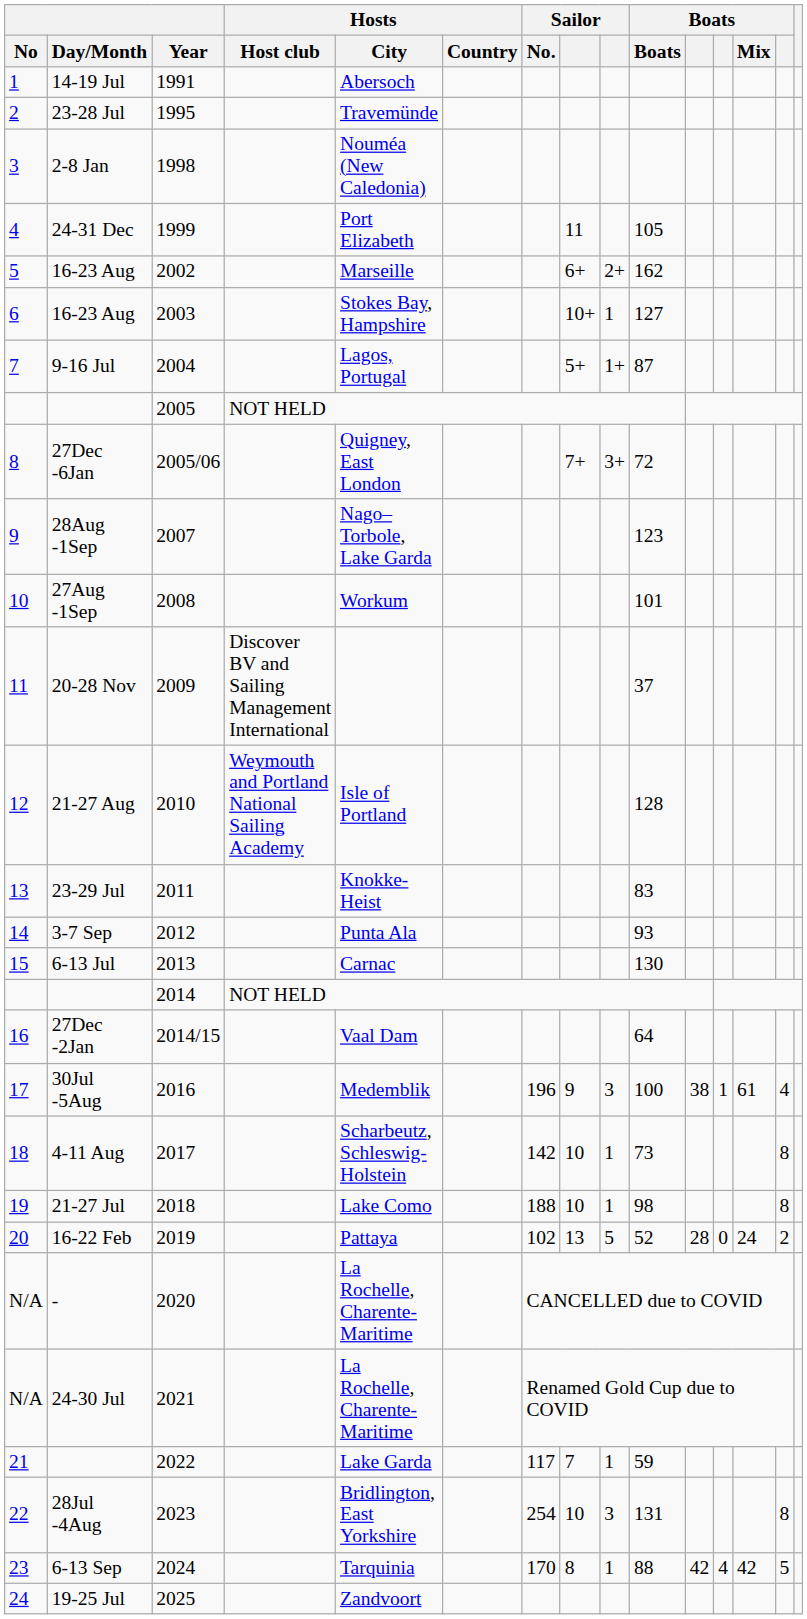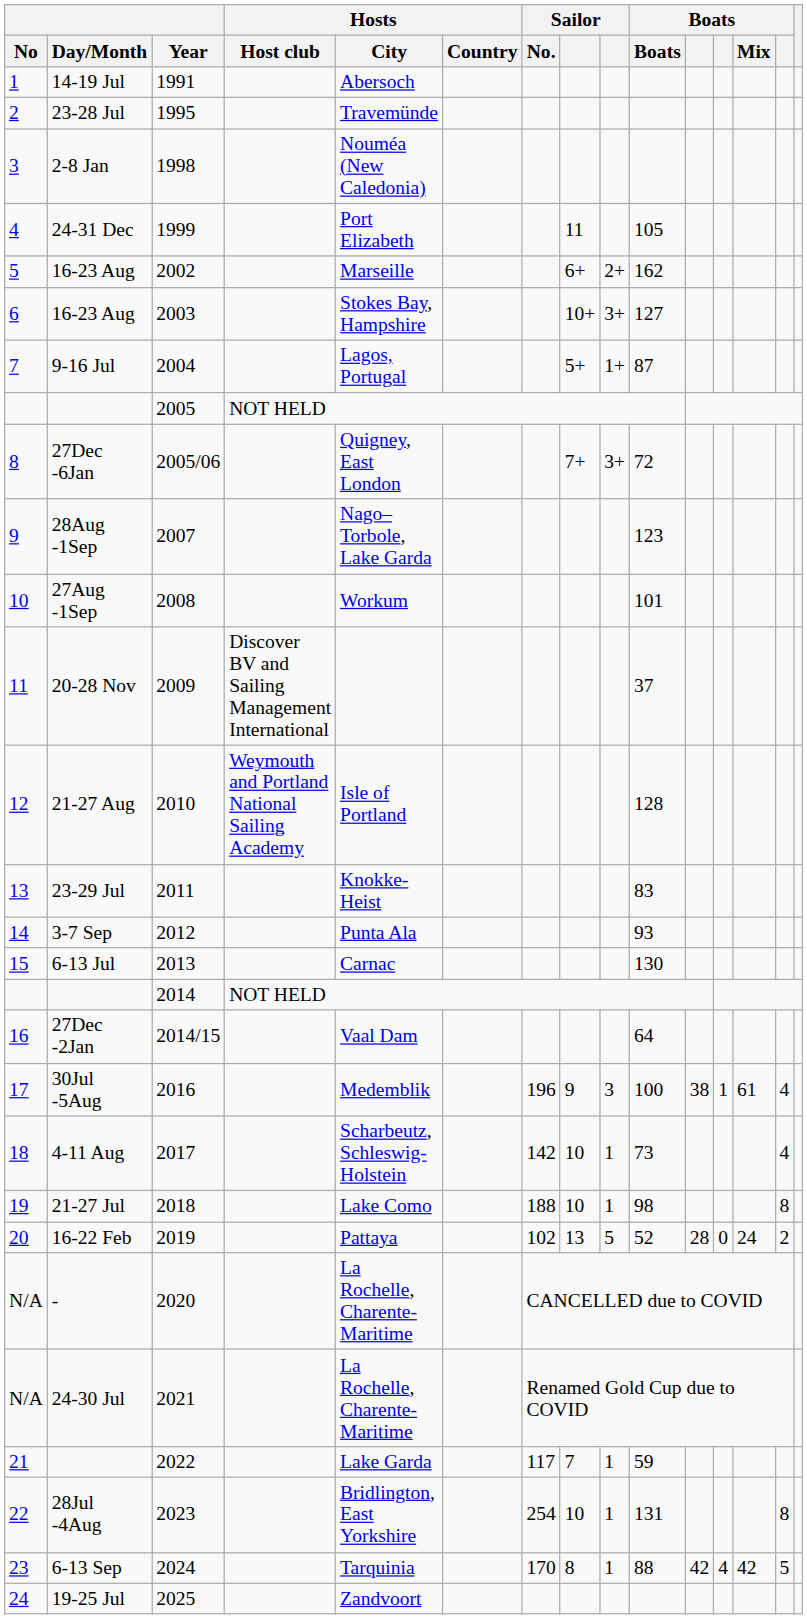(609, 313) 1 -> (615, 313) 3+
(784, 1153) 8 -> (784, 1153) 4
(609, 1514) 3 -> (609, 1514) 1
